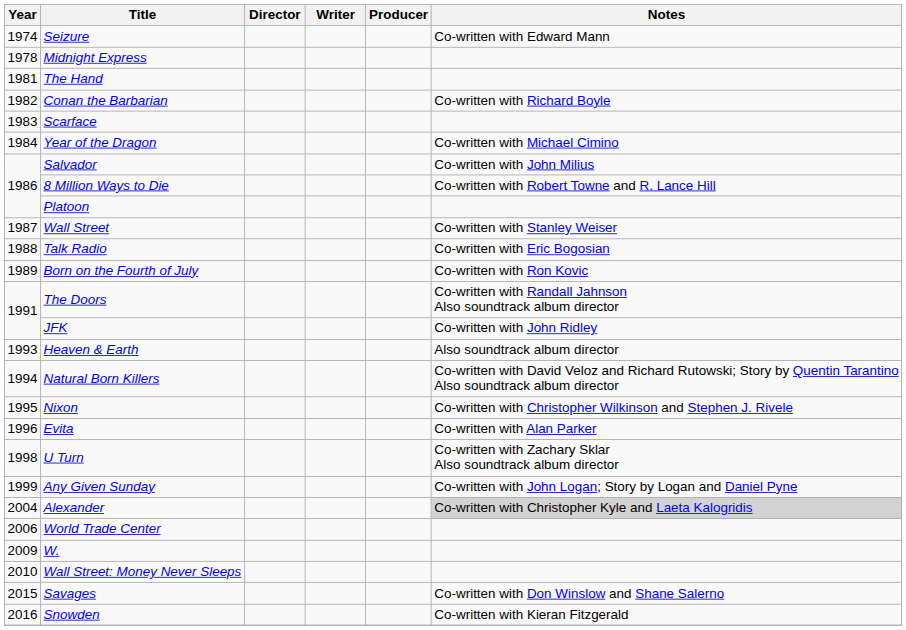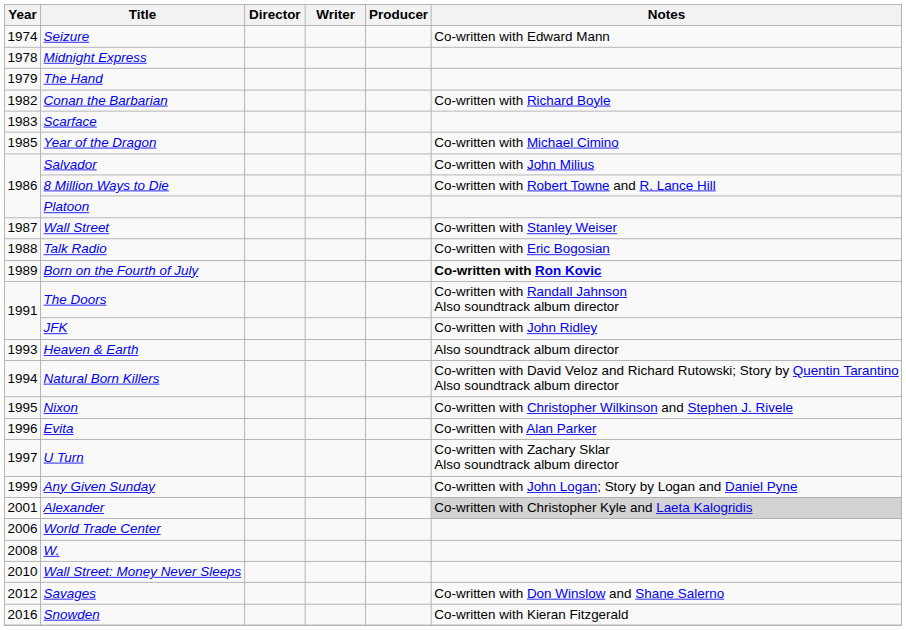(22, 79) 1981 -> (22, 79) 1979
(22, 143) 1984 -> (22, 143) 1985
(511, 270) normal -> (518, 270) bold
(22, 457) 1998 -> (22, 457) 1997
(22, 508) 2004 -> (22, 508) 2001
(22, 550) 2009 -> (22, 550) 2008
(22, 593) 2015 -> (22, 593) 2012
